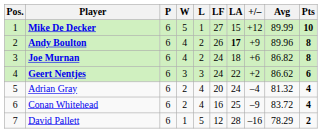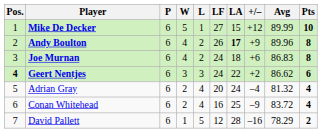(282, 58) 86.82 -> (282, 58) 86.83
(15, 74) normal -> (15, 74) bold
